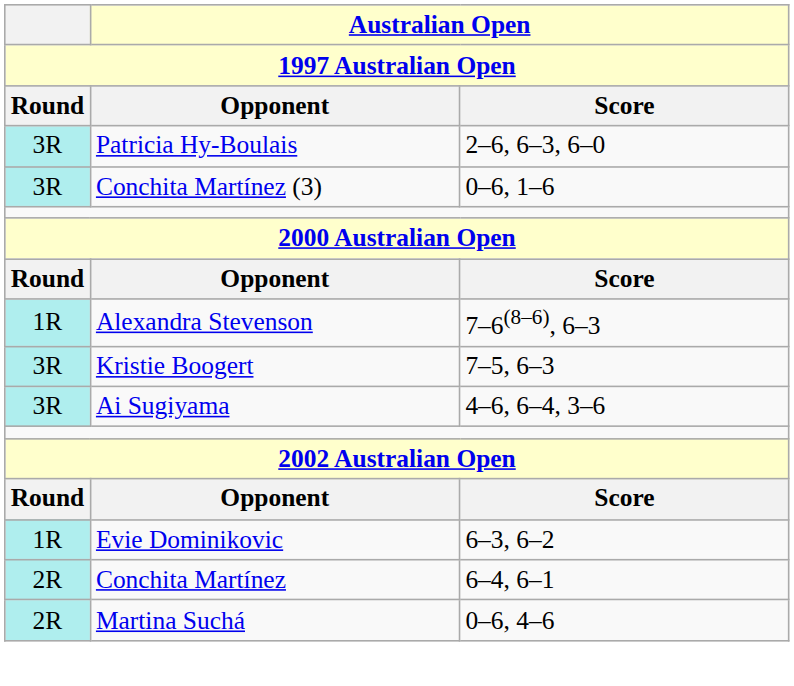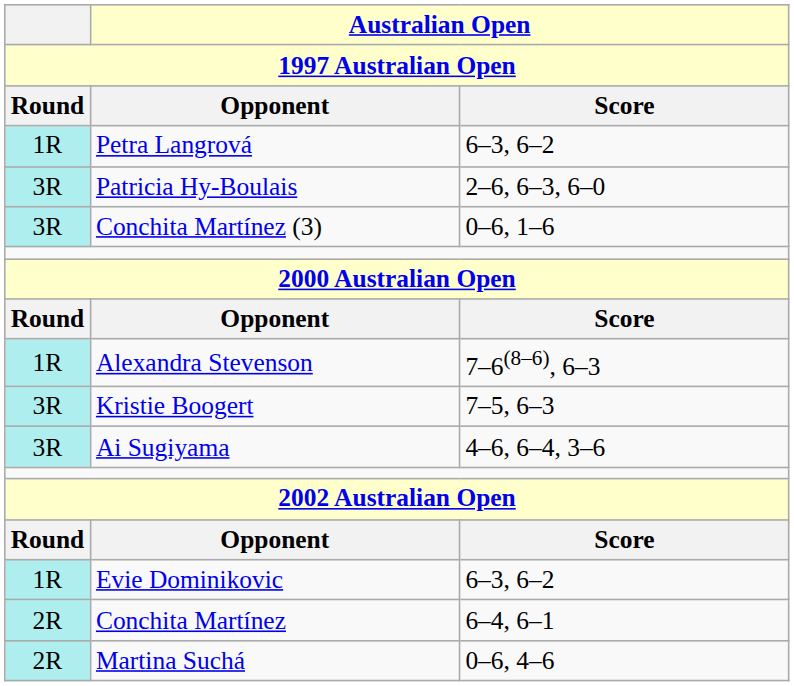+ row: (174, 145)
